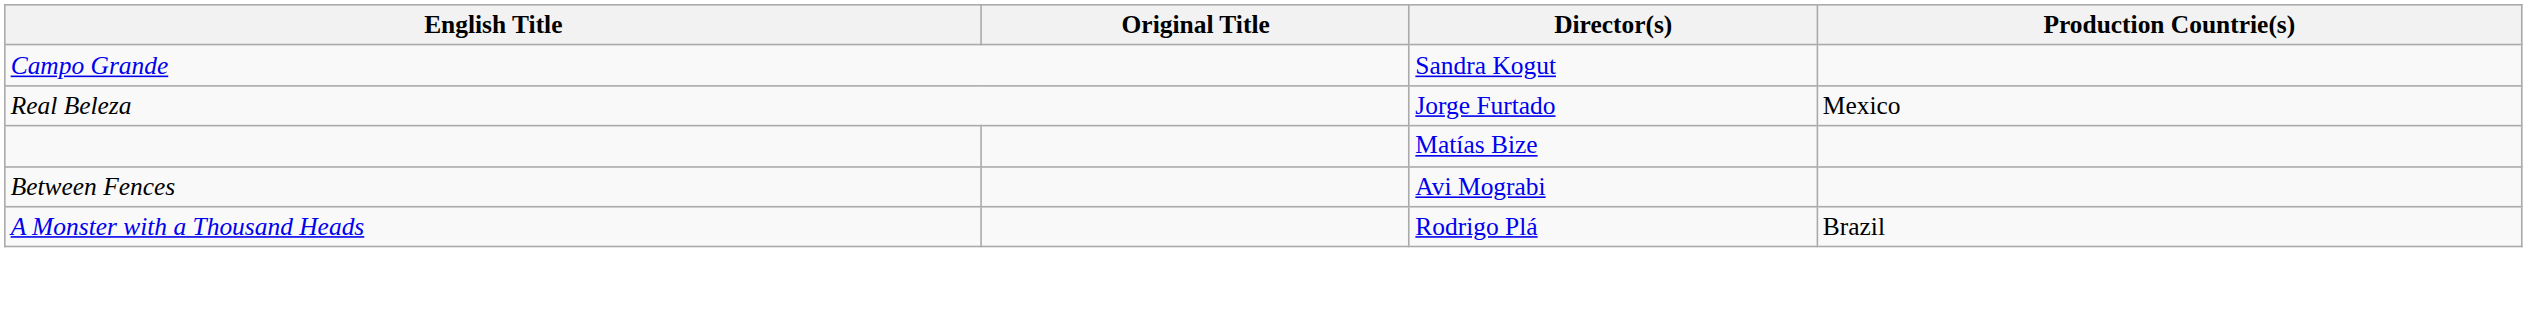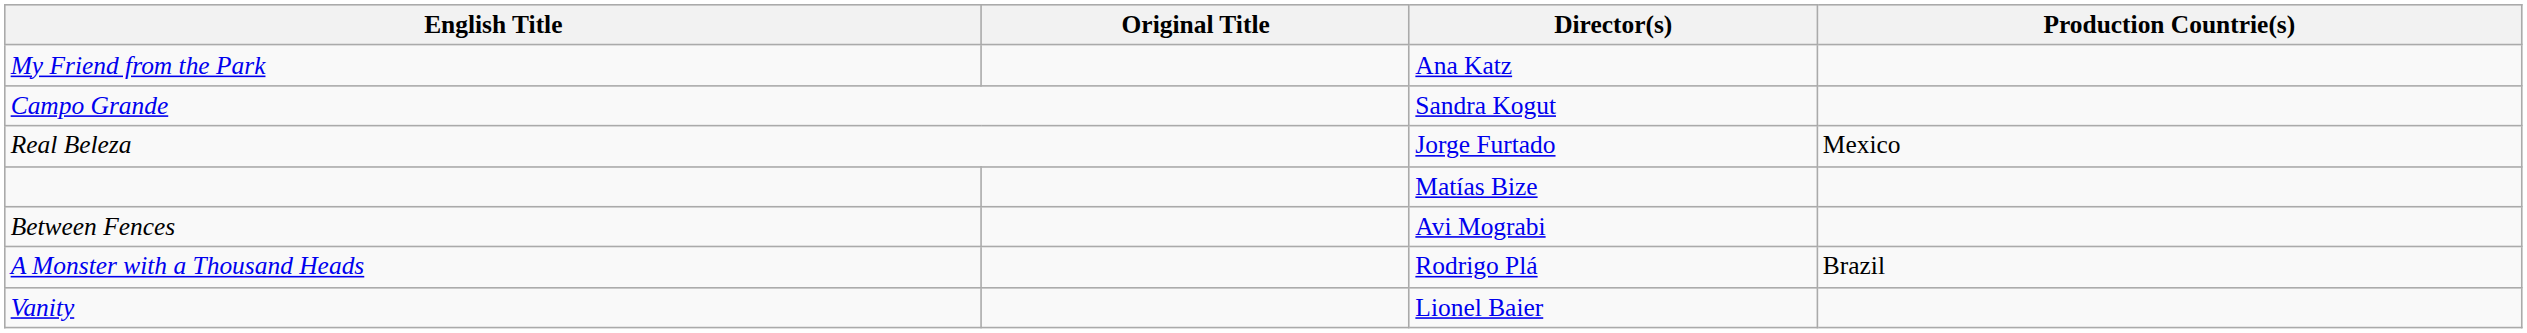+ row: (138, 65)
+ row: (42, 307)
